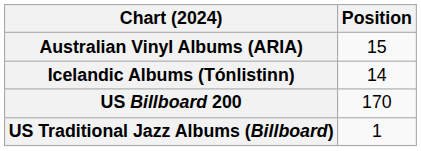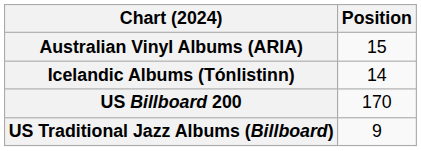(377, 131) 1 -> (377, 131) 9
